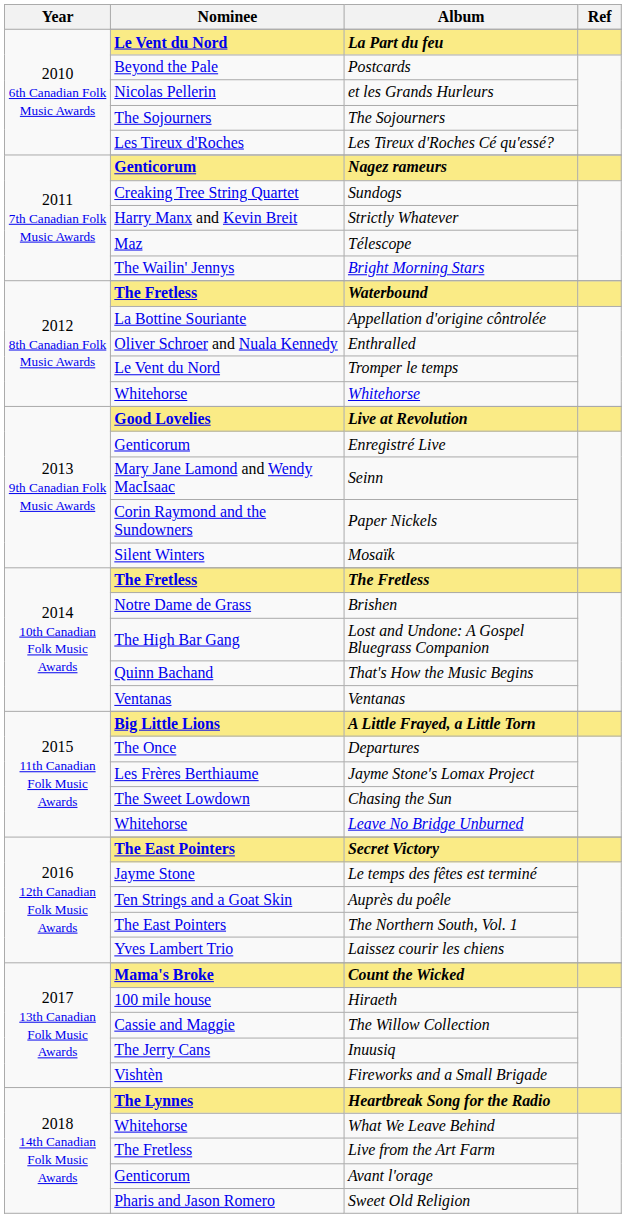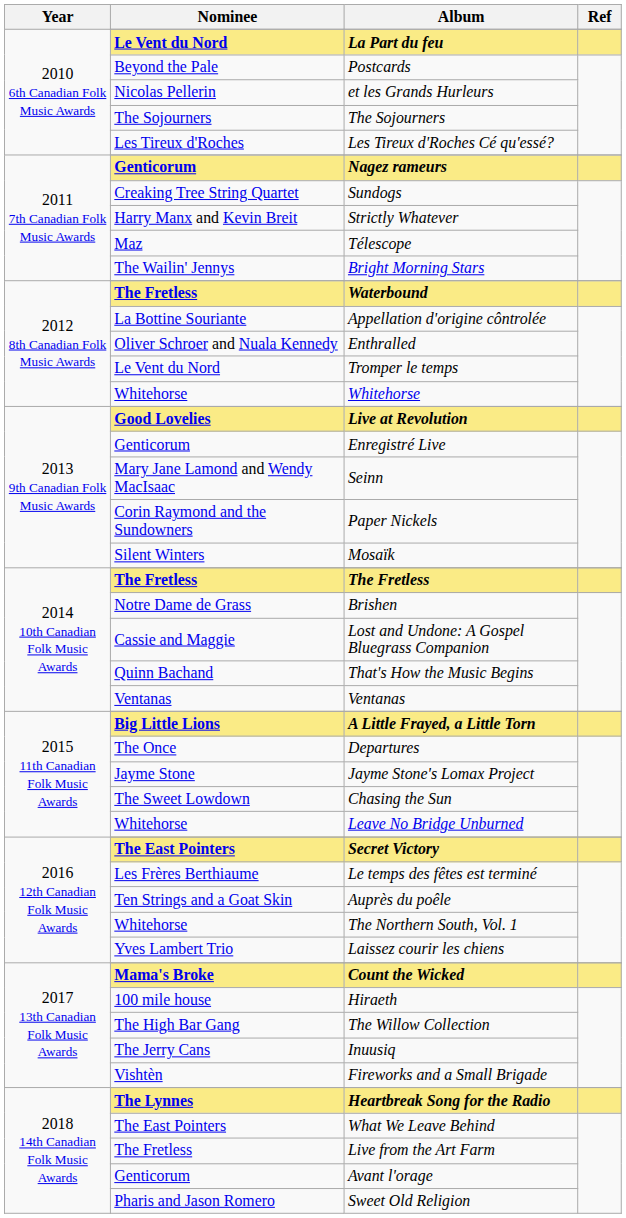(177, 639) The High Bar Gang -> (175, 639) Cassie and Maggie
(186, 773) Les Frères Berthiaume -> (155, 773) Jayme Stone
(155, 874) Jayme Stone -> (186, 874) Les Frères Berthiaume
(170, 924) The East Pointers -> (151, 924) Whitehorse
(175, 1025) Cassie and Maggie -> (177, 1025) The High Bar Gang
(151, 1125) Whitehorse -> (170, 1125) The East Pointers
